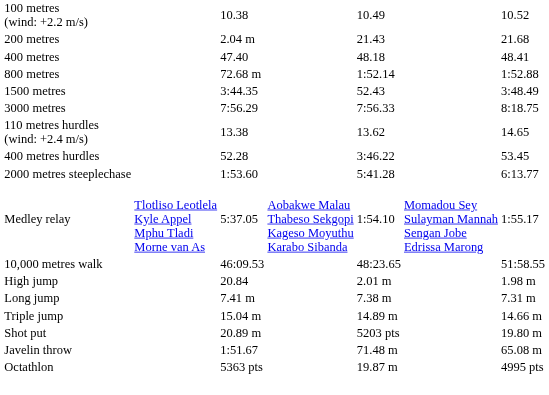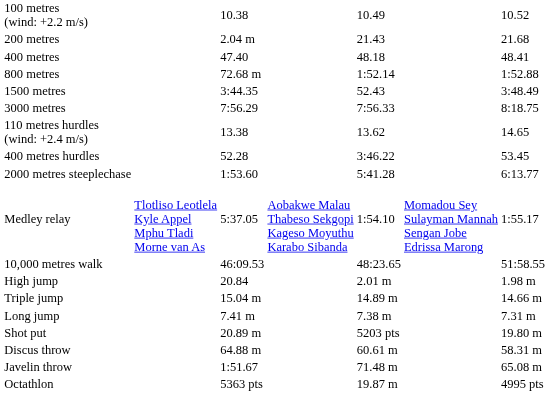rows swapped: (32, 298) <-> (34, 315)
+ row: (37, 350)
